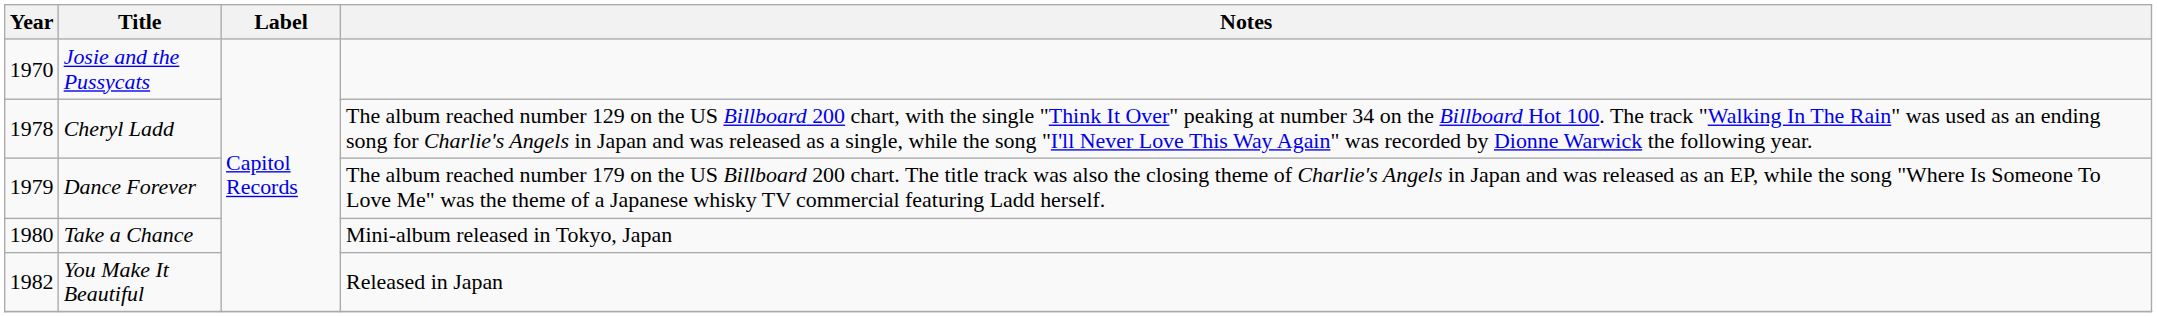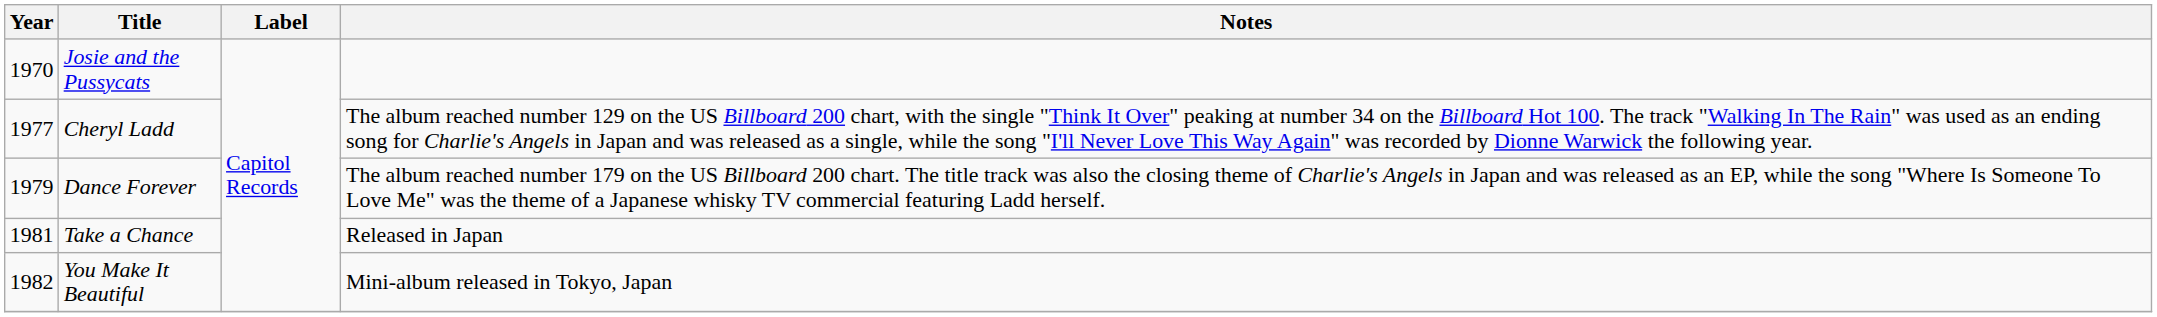(32, 128) 1978 -> (32, 128) 1977
(32, 234) 1980 -> (32, 234) 1981
(509, 234) Mini-album released in Tokyo, Japan -> (425, 234) Released in Japan
(425, 282) Released in Japan -> (509, 282) Mini-album released in Tokyo, Japan
